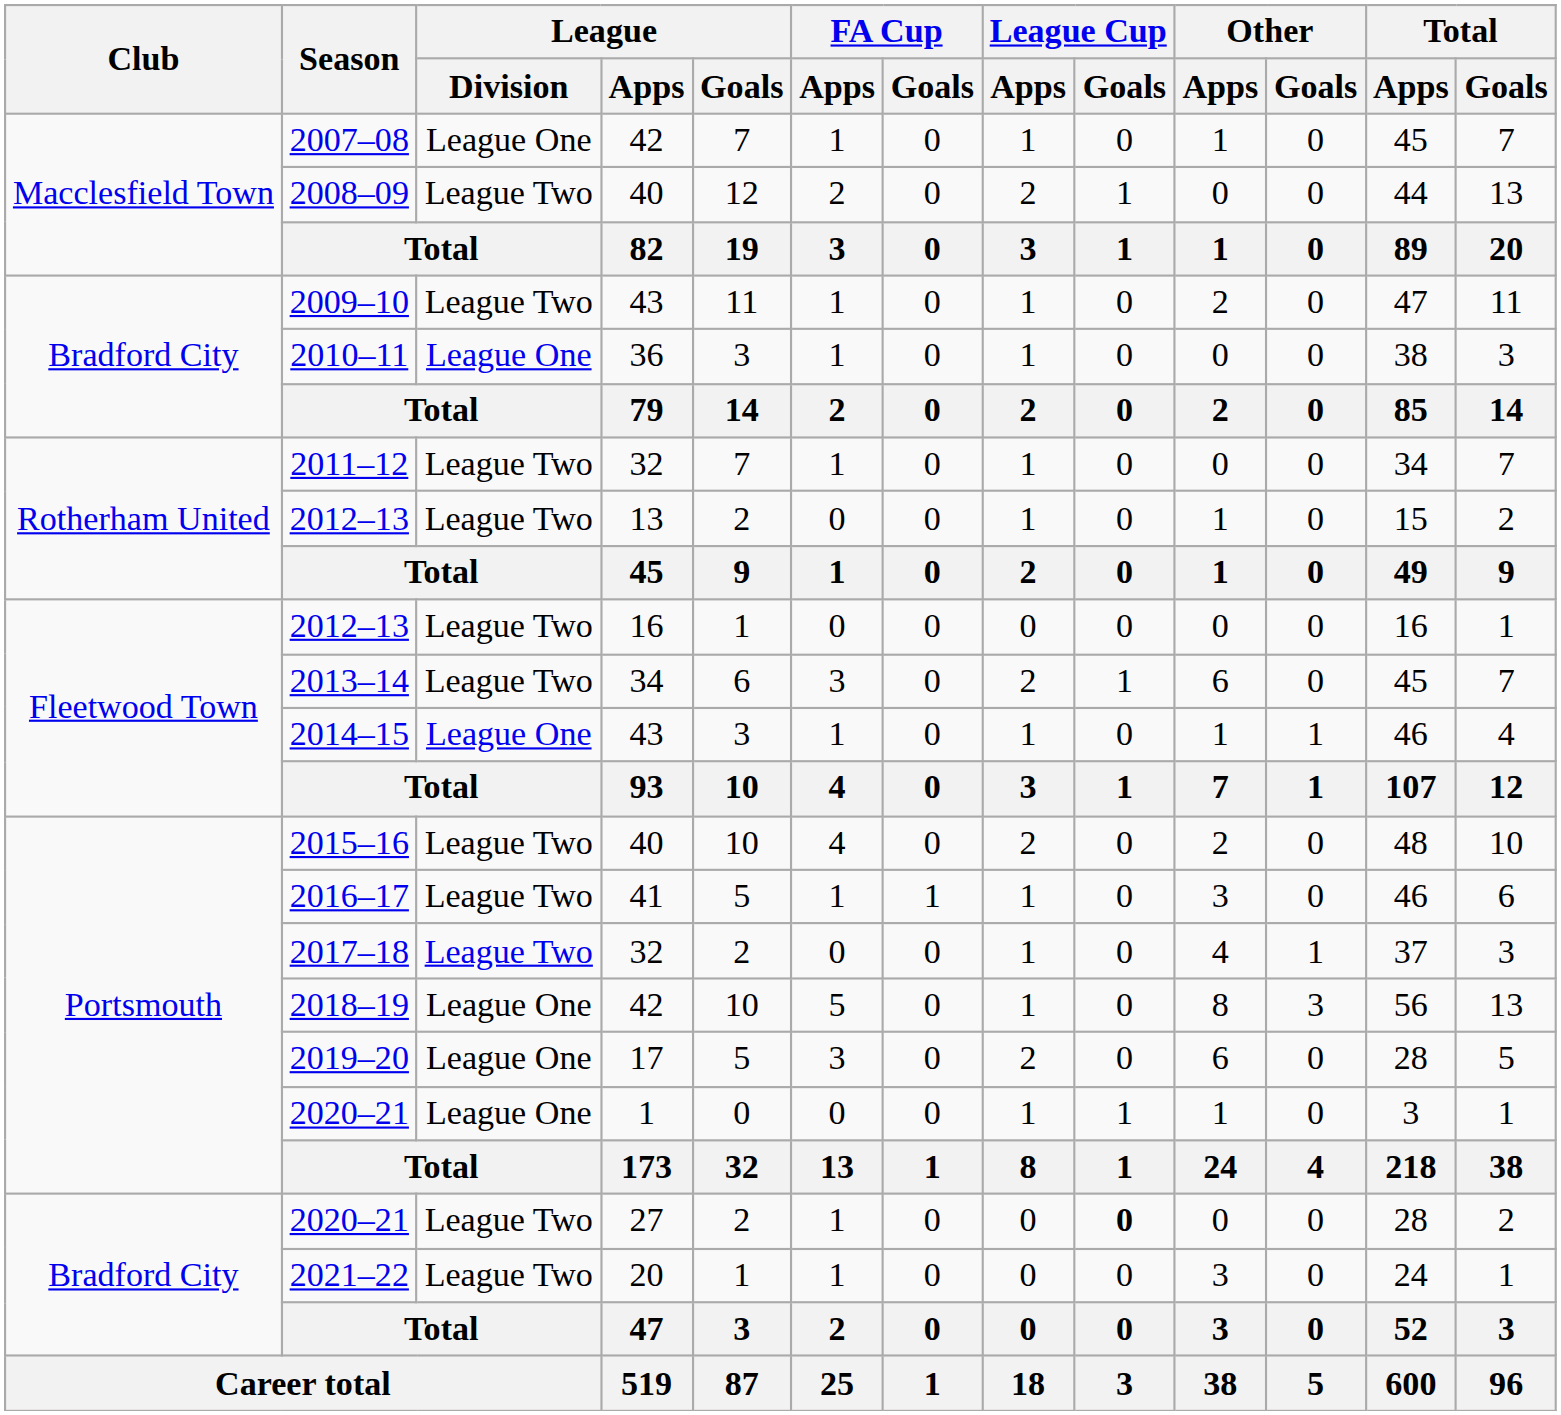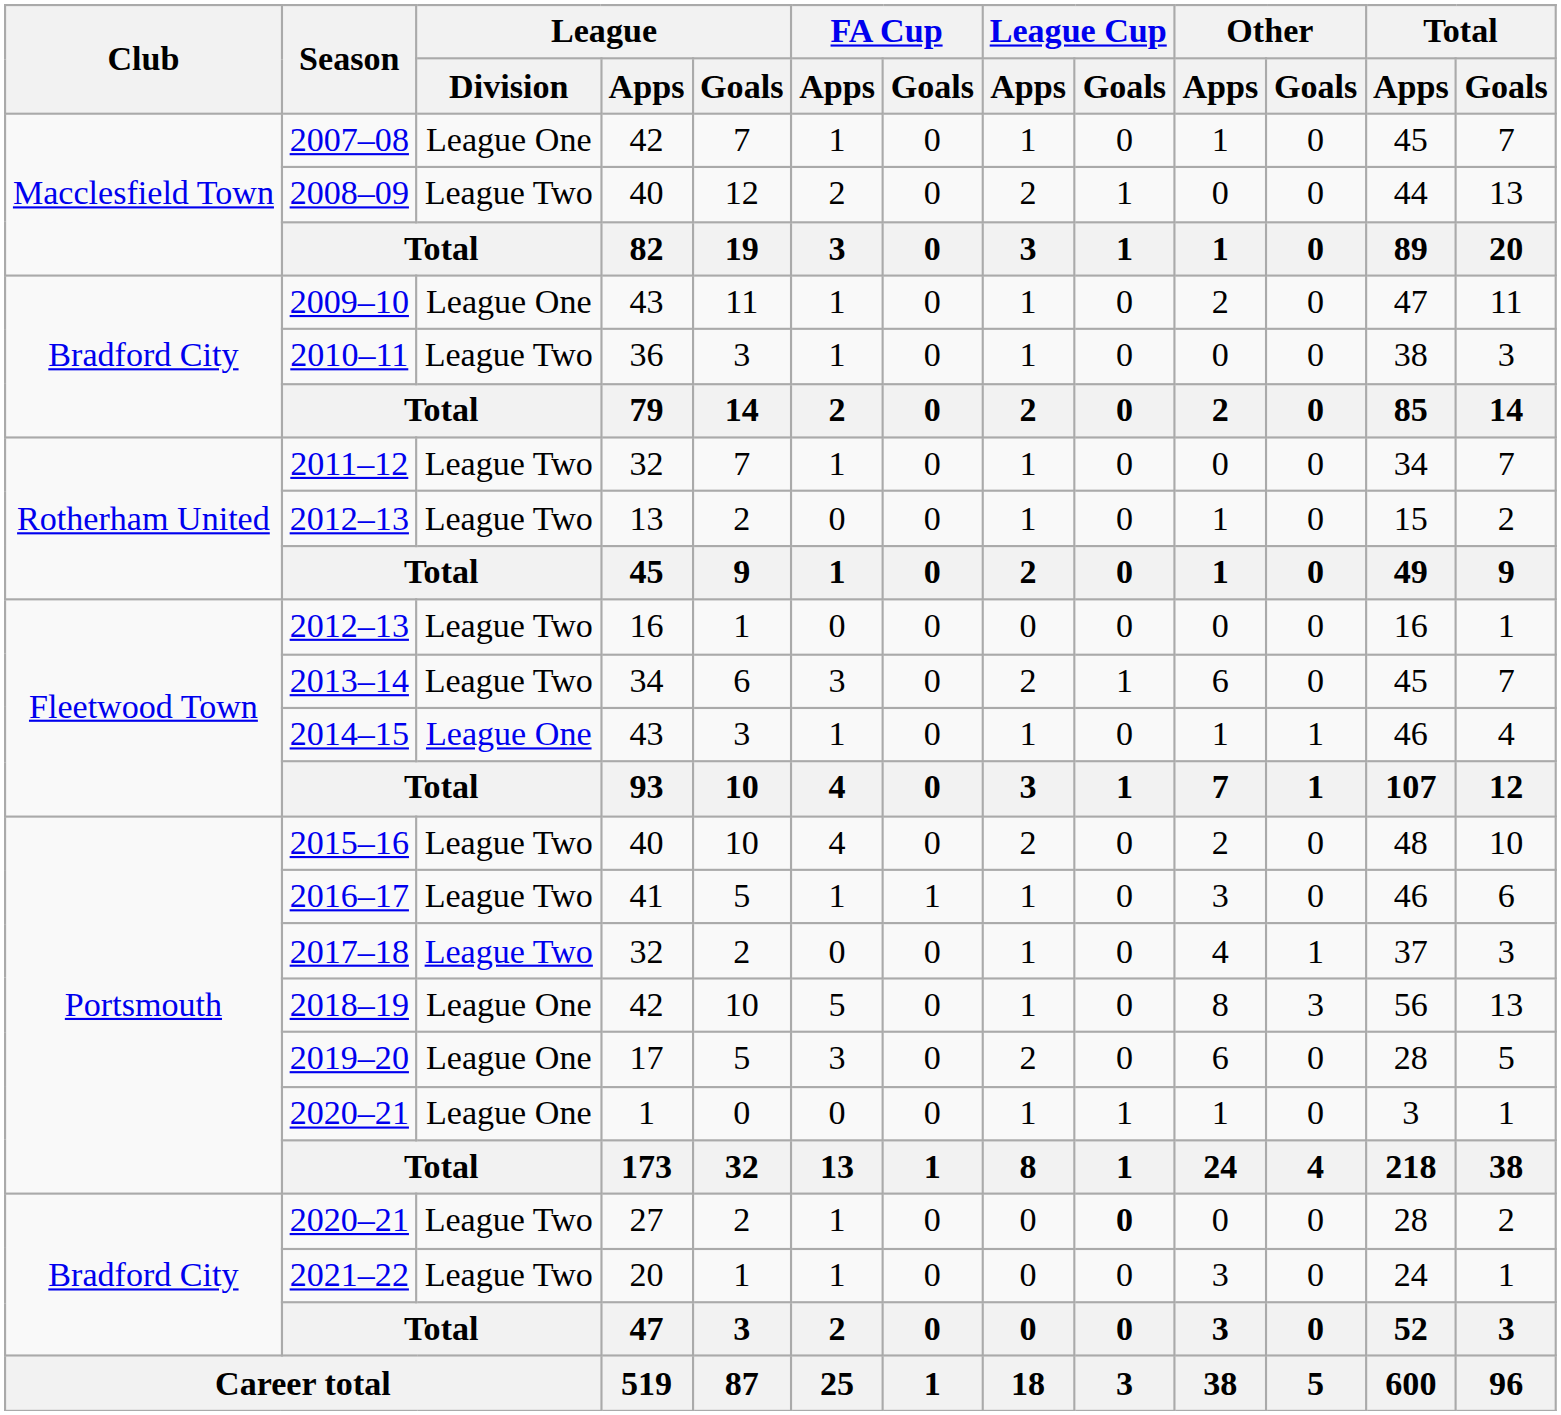(509, 301) League Two -> (509, 301) League One
(509, 355) League One -> (509, 355) League Two
